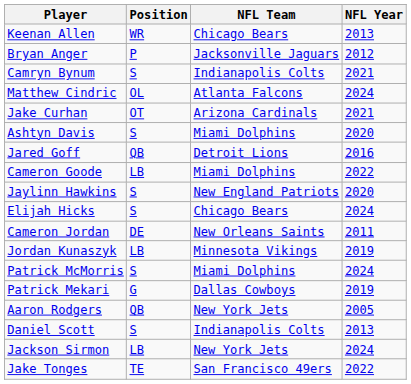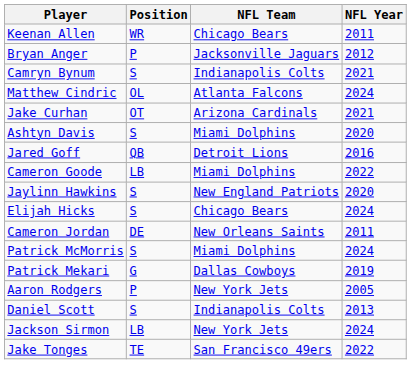(359, 34) 2013 -> (359, 34) 2011
- row: (62, 251)
(137, 310) QB -> (133, 290) P
